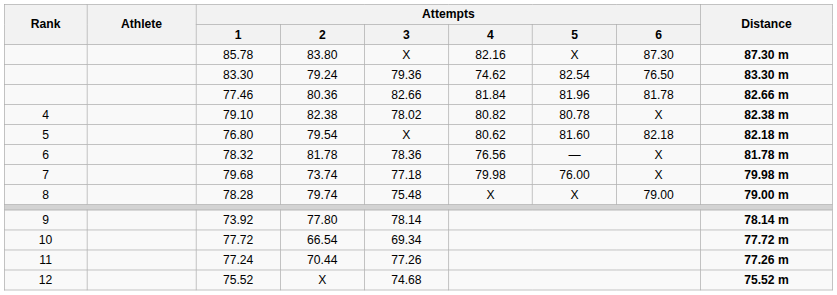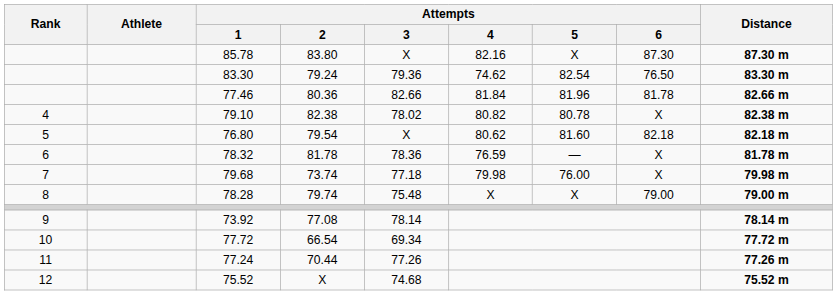(490, 154) 76.56 -> (490, 154) 76.59
(322, 219) 77.80 -> (322, 219) 77.08
